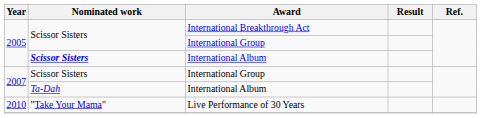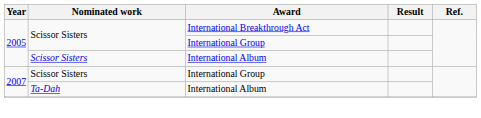(59, 58) bold -> (59, 58) normal
- row: (16, 105)
